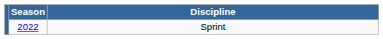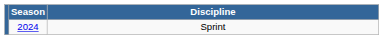(28, 27) 2022 -> (28, 27) 2024
